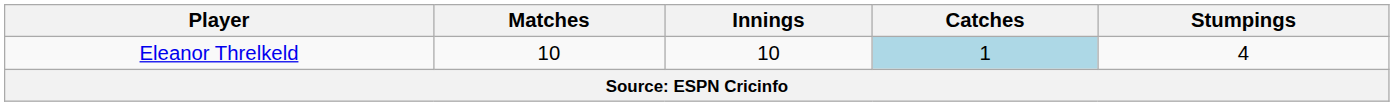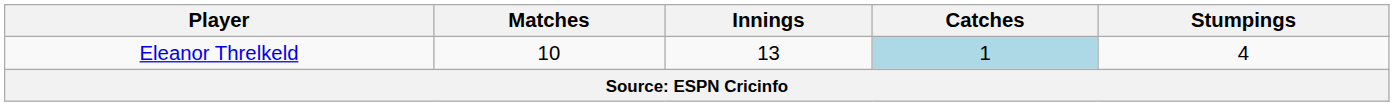(768, 52) 10 -> (768, 52) 13
